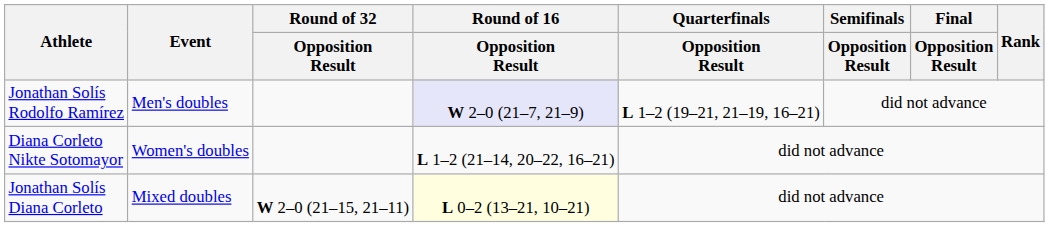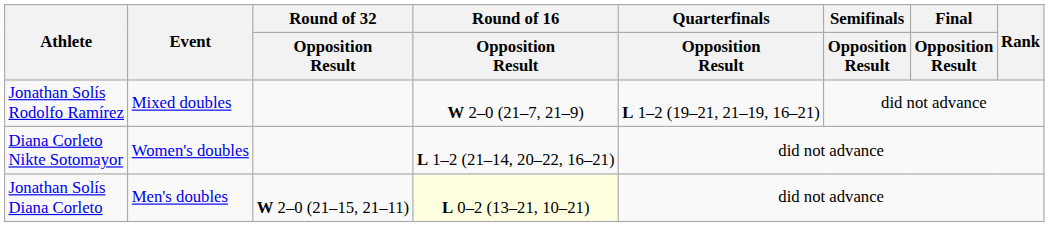(180, 103) Men's doubles -> (182, 103) Mixed doubles
(516, 113) lavender background -> (516, 113) no background
(182, 197) Mixed doubles -> (180, 197) Men's doubles
